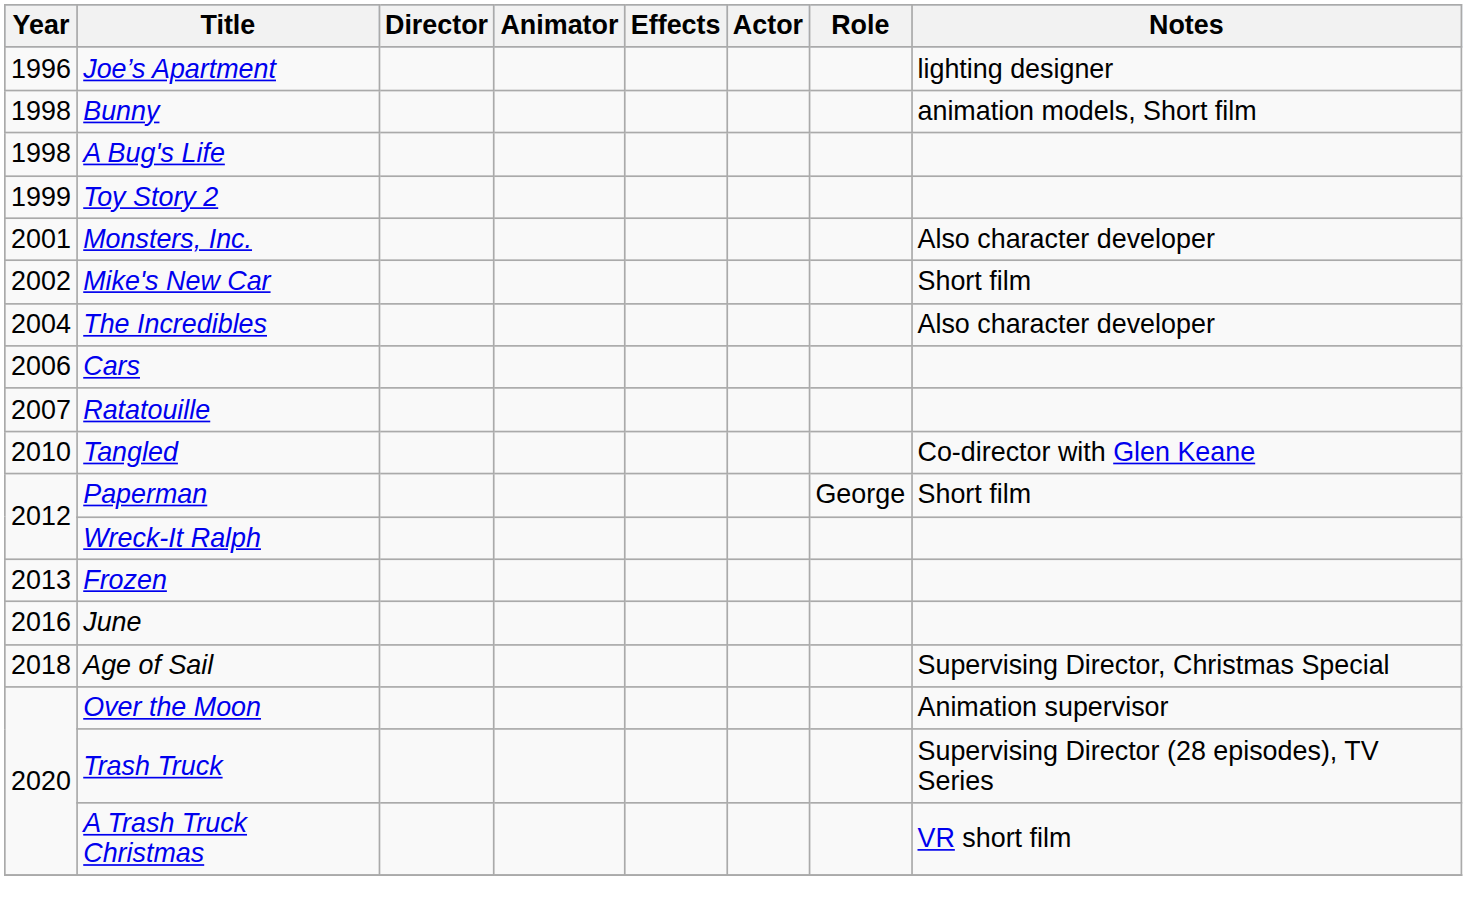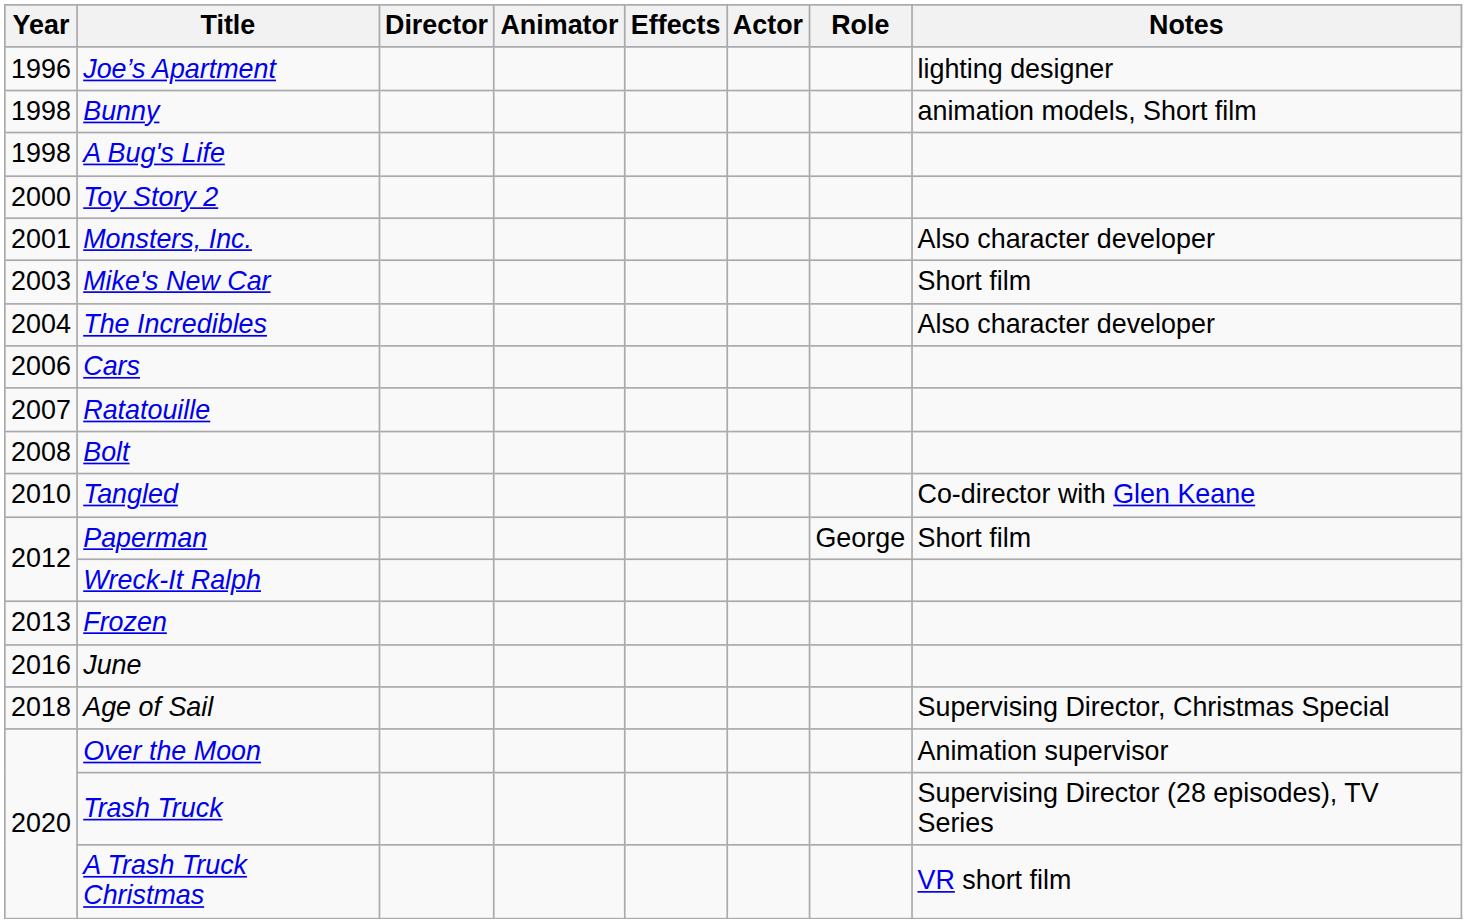(41, 196) 1999 -> (41, 196) 2000
(41, 281) 2002 -> (41, 281) 2003
+ row: (106, 452)
